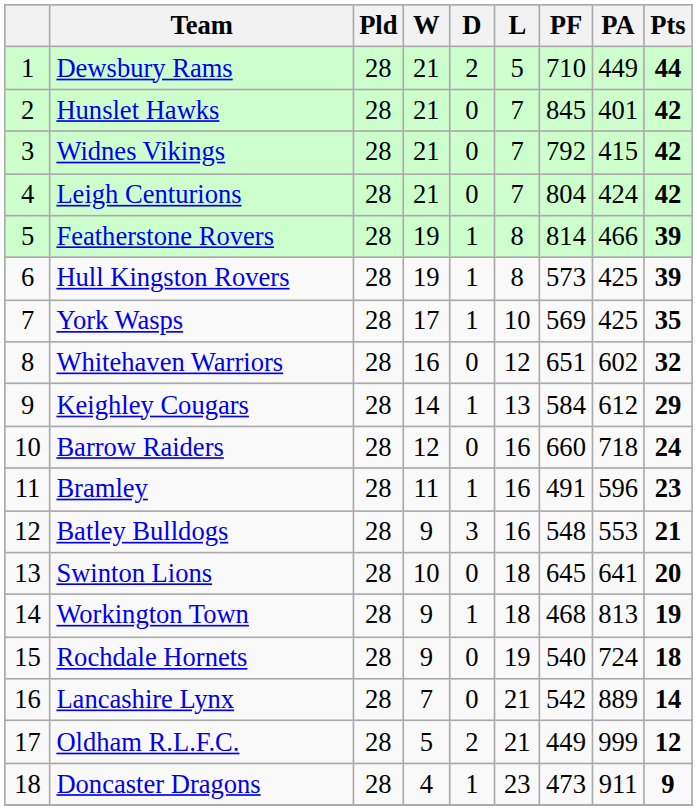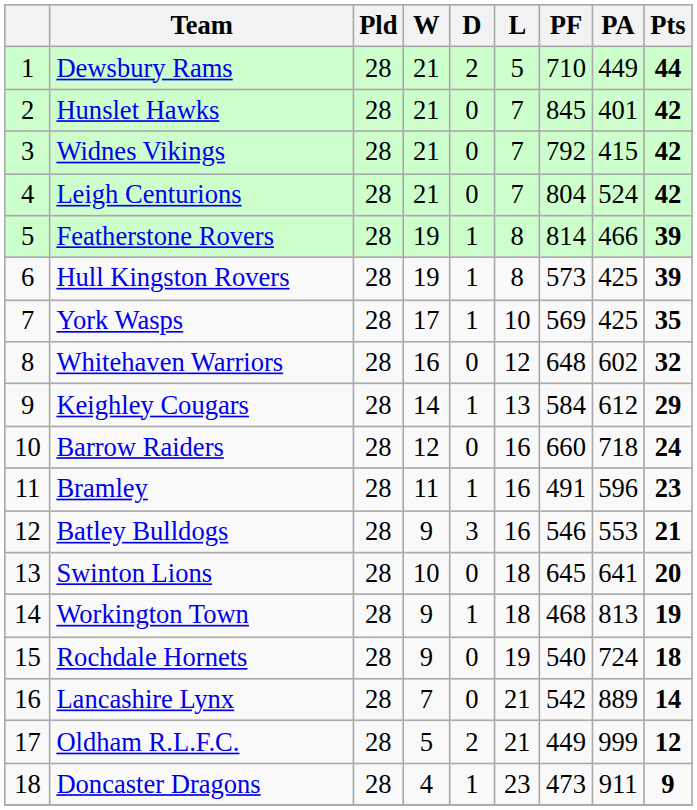(618, 194) 424 -> (618, 194) 524
(566, 362) 651 -> (566, 362) 648
(566, 531) 548 -> (566, 531) 546
